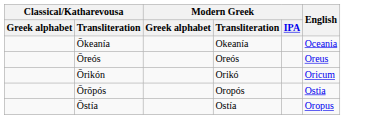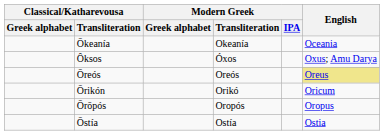+ row: (89, 59)
(317, 59) no background -> (317, 75) khaki background
(315, 91) Ostia -> (319, 106) Oropus
(319, 106) Oropus -> (315, 122) Ostia
